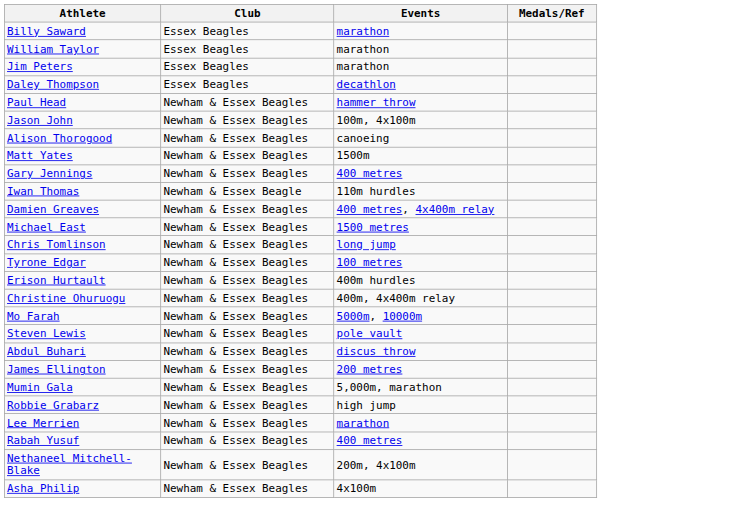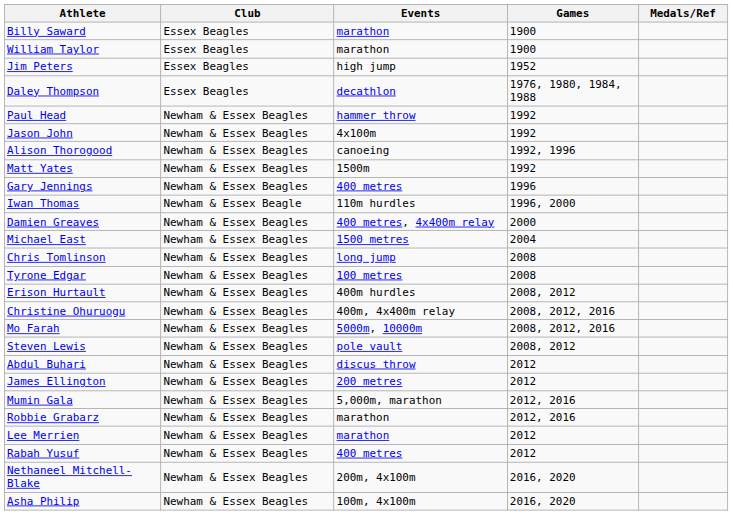+ column: (573, 13)
(363, 67) marathon -> (366, 67) high jump
(376, 120) 100m, 4x100m -> (356, 133) 4x100m
(366, 405) high jump -> (363, 417) marathon
(356, 489) 4x100m -> (376, 501) 100m, 4x100m
